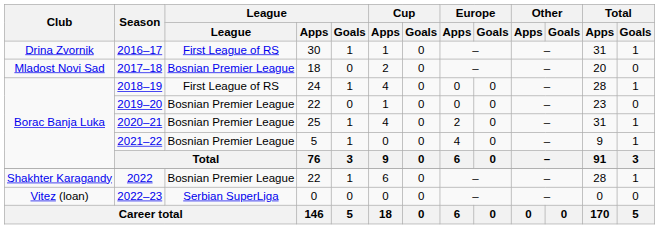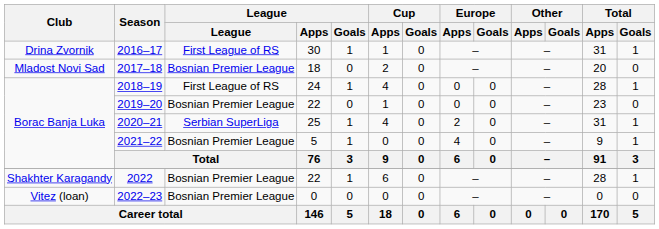(231, 123) Bosnian Premier League -> (231, 123) Serbian SuperLiga
(231, 196) Serbian SuperLiga -> (231, 196) Bosnian Premier League
